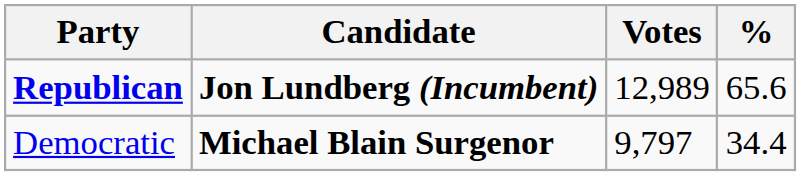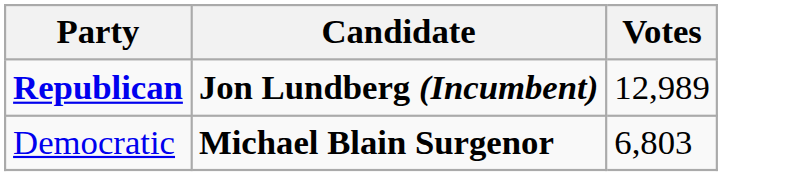- column: (756, 32)
(653, 142) 9,797 -> (653, 142) 6,803
